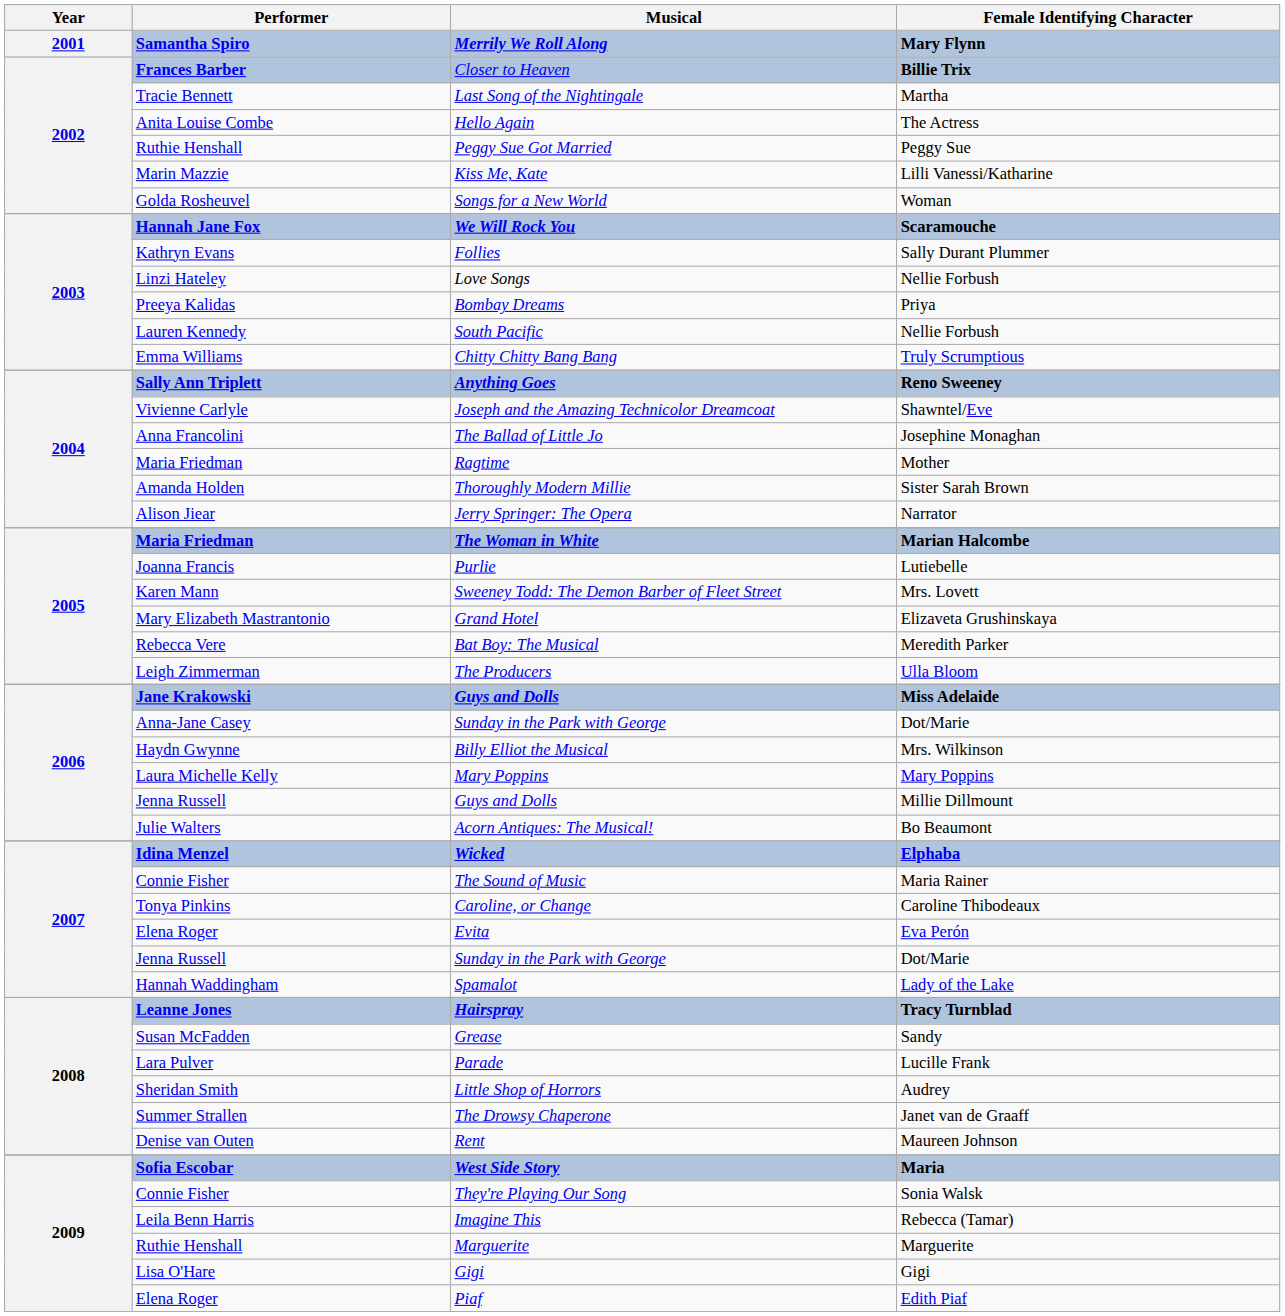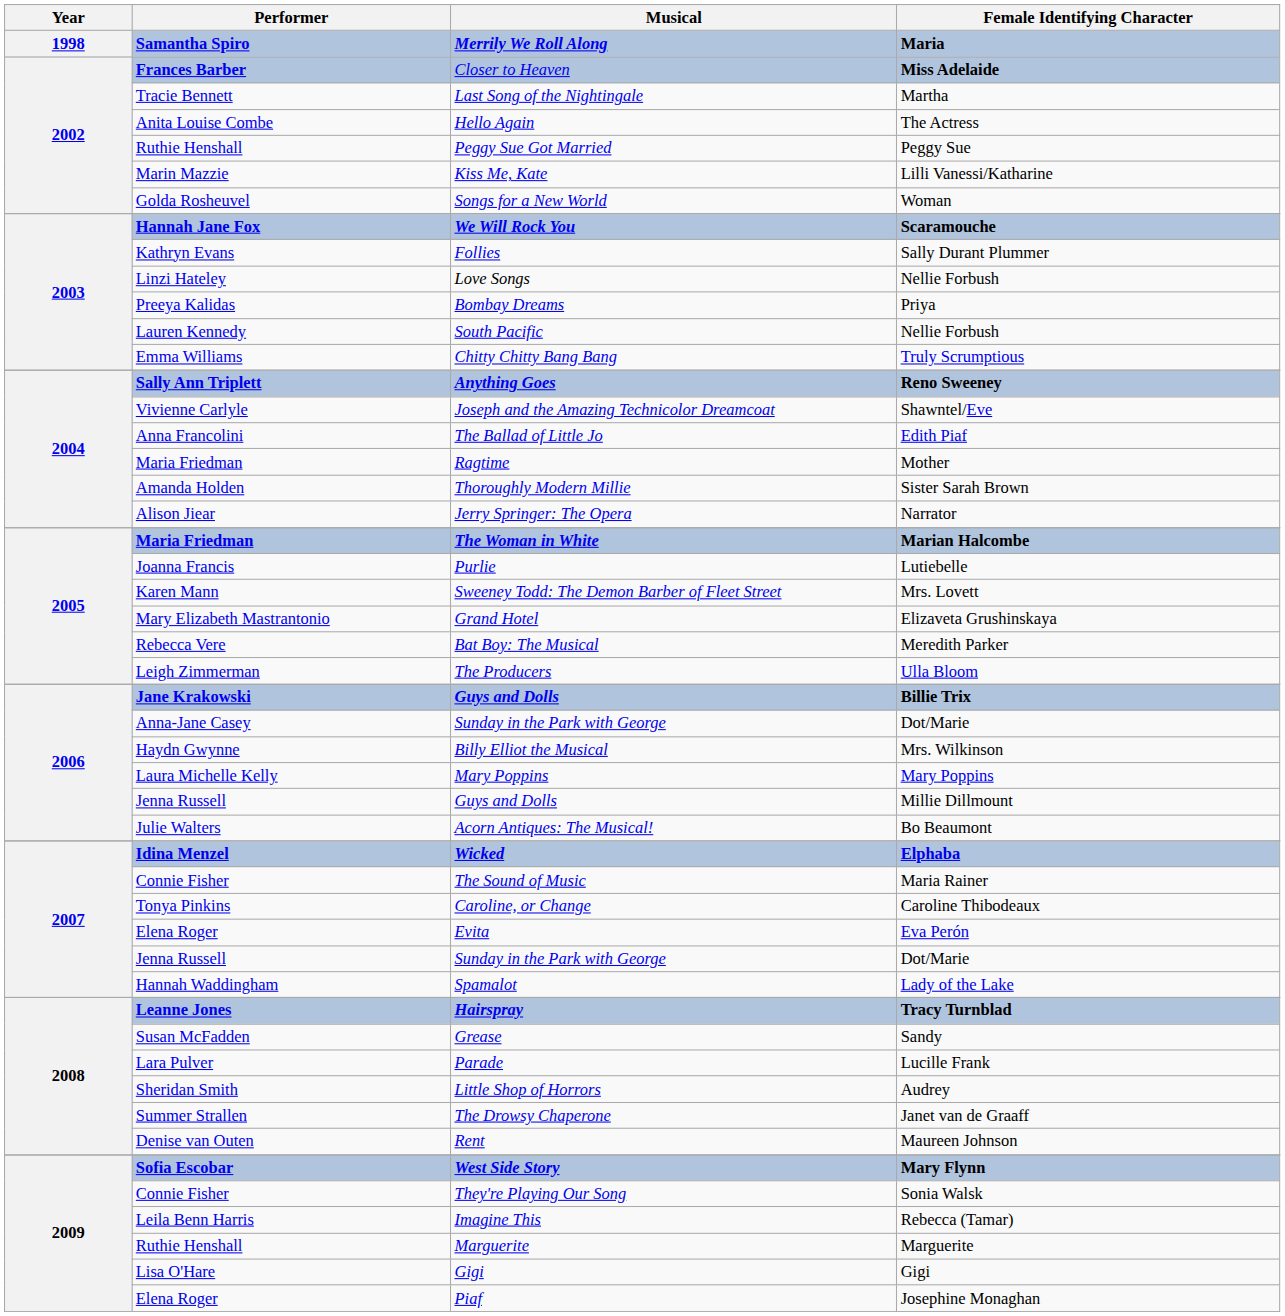(68, 43) 2001 -> (68, 43) 1998
(943, 43) Mary Flynn -> (923, 43) Maria
(936, 69) Billie Trix -> (950, 69) Miss Adelaide
(970, 435) Josephine Monaghan -> (934, 435) Edith Piaf
(950, 697) Miss Adelaide -> (936, 697) Billie Trix
(923, 1167) Maria -> (943, 1167) Mary Flynn
(934, 1298) Edith Piaf -> (970, 1298) Josephine Monaghan
